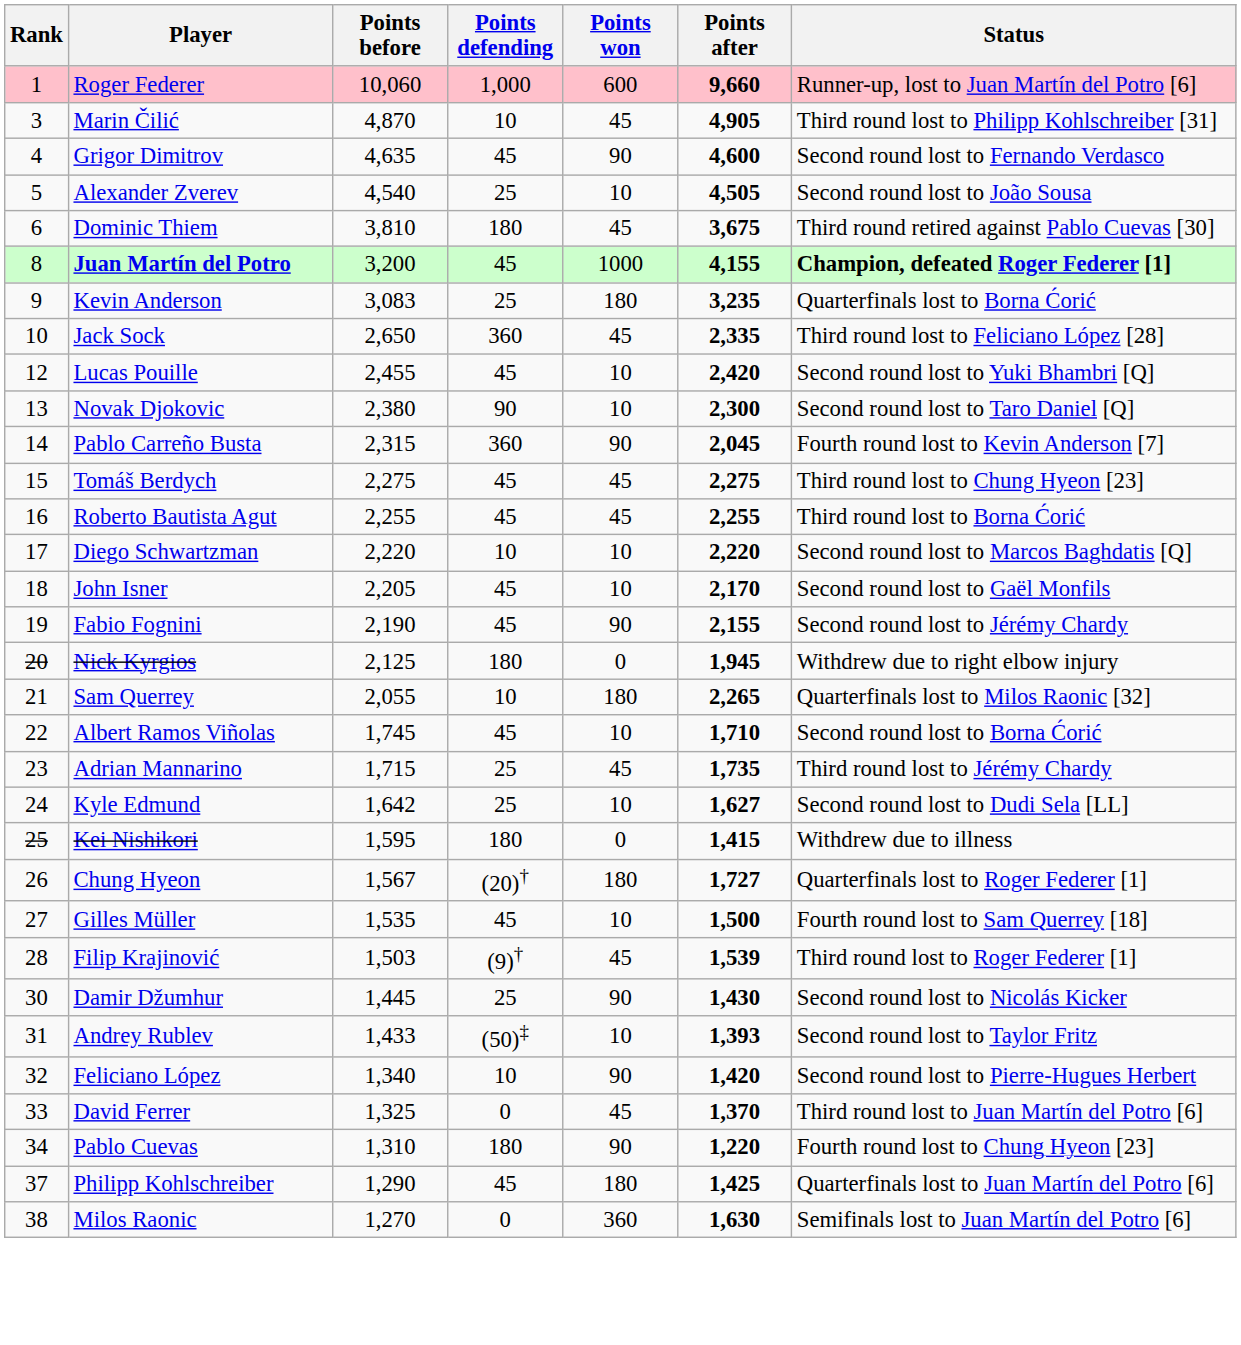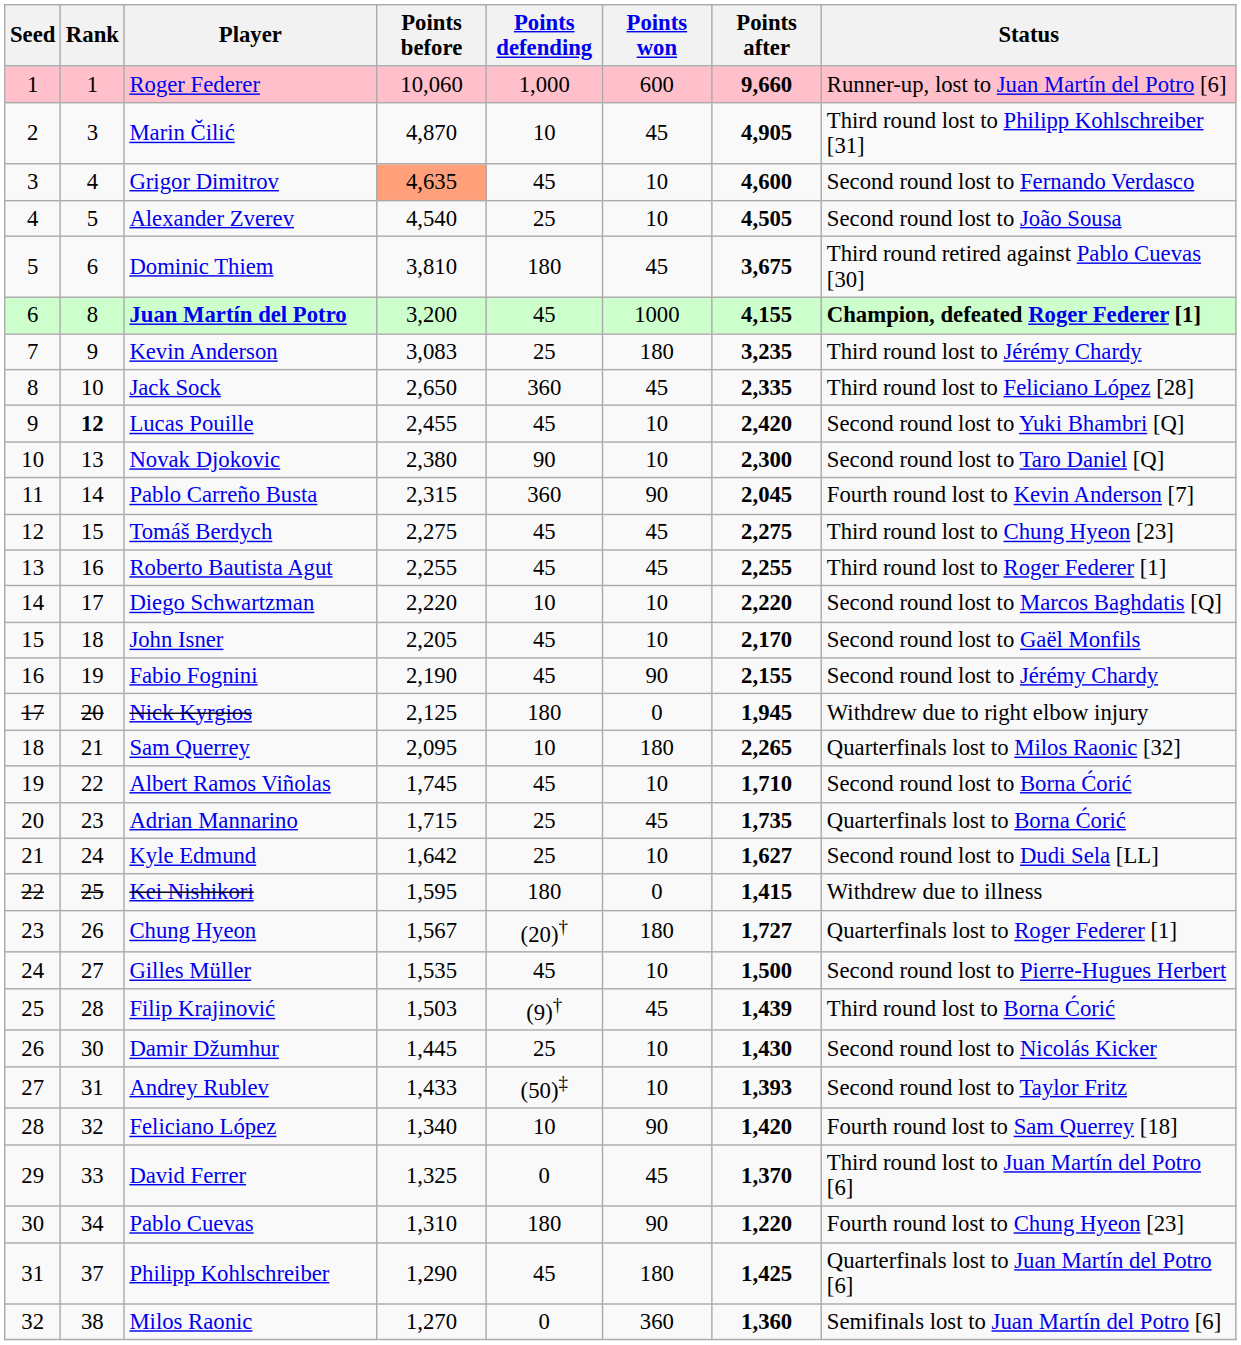+ column: (33, 35)
(390, 156) no background -> (432, 181) lightsalmon background
(620, 156) 90 -> (657, 181) 10
(946, 300) Quarterfinals lost to Borna Ćorić -> (984, 351) Third round lost to Jérémy Chardy
(36, 372) normal -> (92, 423) bold
(941, 516) Third round lost to Borna Ćorić -> (997, 567) Third round lost to Roger Federer [1]
(390, 696) 2,055 -> (432, 747) 2,095
(954, 768) Third round lost to Jérémy Chardy -> (976, 819) Quarterfinals lost to Borna Ćorić
(972, 919) Fourth round lost to Sam Querrey [18] -> (1027, 970) Second round lost to Pierre-Hugues Herbert
(734, 958) 1,539 -> (767, 1009) 1,439
(966, 958) Third round lost to Roger Federer [1] -> (971, 1009) Third round lost to Borna Ćorić
(620, 997) 90 -> (657, 1048) 10
(996, 1075) Second round lost to Pierre-Hugues Herbert -> (1002, 1126) Fourth round lost to Sam Querrey [18]
(734, 1219) 1,630 -> (767, 1321) 1,360
